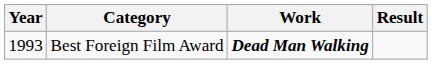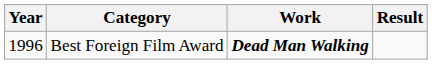(26, 45) 1993 -> (26, 45) 1996
